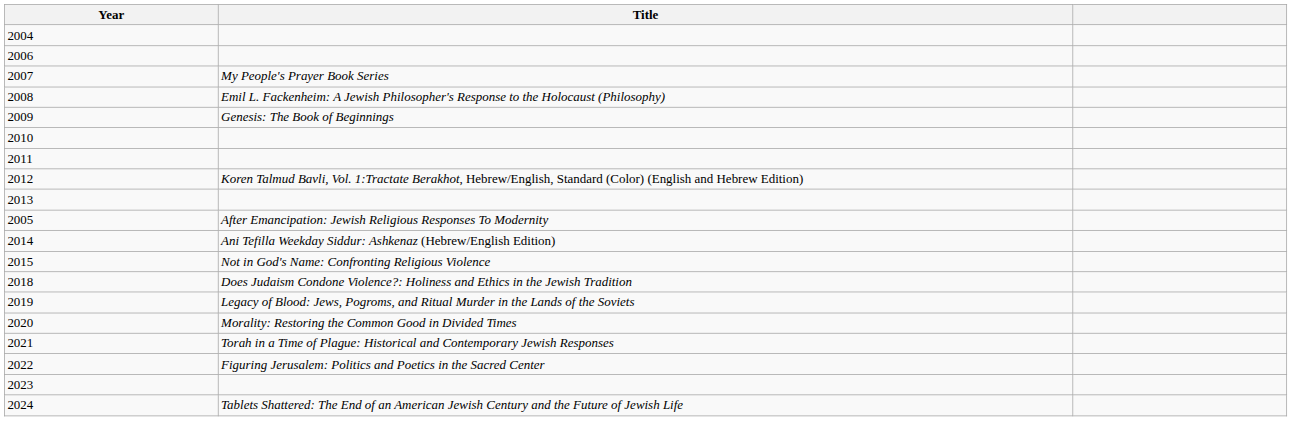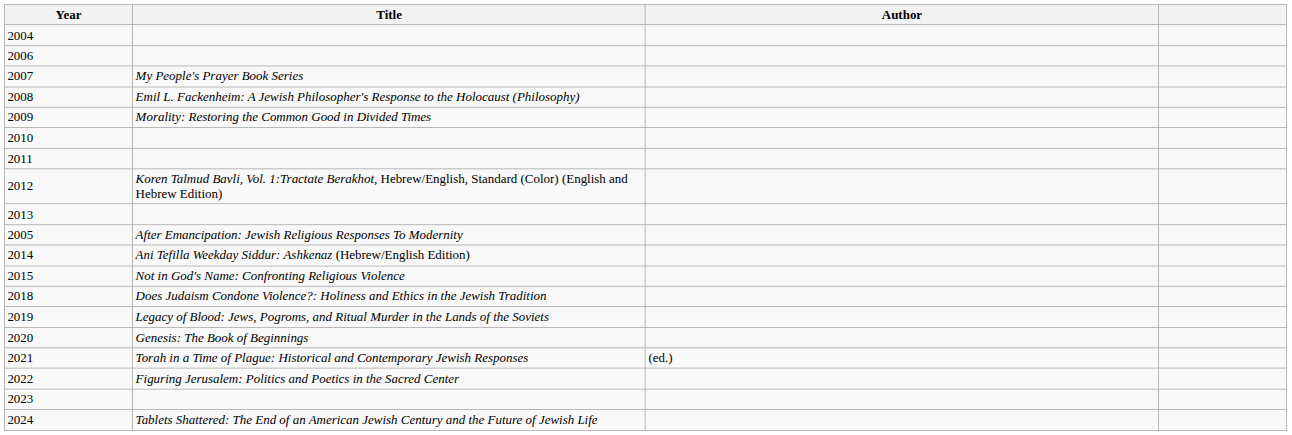+ column: (902, 14)
(307, 117) Genesis: The Book of Beginnings -> (283, 117) Morality: Restoring the Common Good in Divided Times
(369, 323) Morality: Restoring the Common Good in Divided Times -> (222, 337) Genesis: The Book of Beginnings
